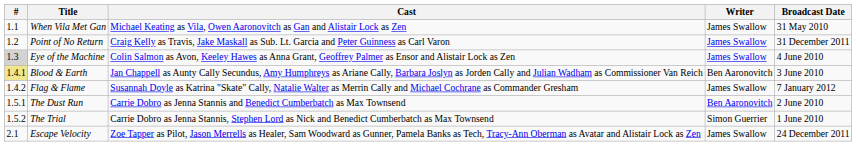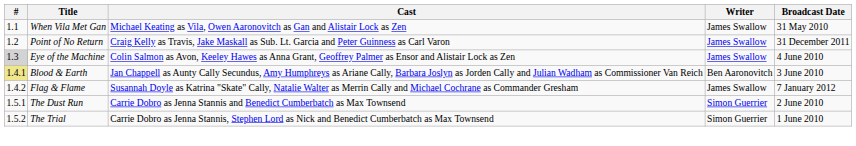(740, 103) Ben Aaronovitch -> (737, 103) Simon Guerrier
- row: (60, 133)
